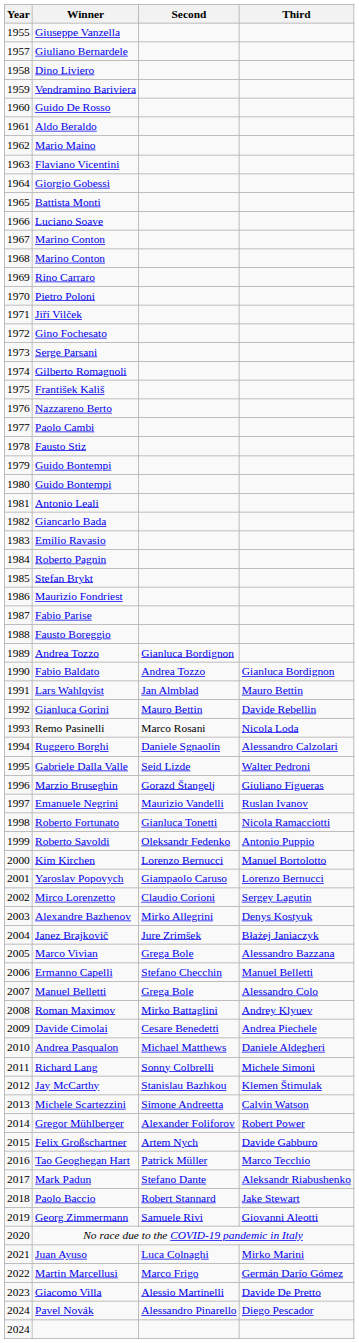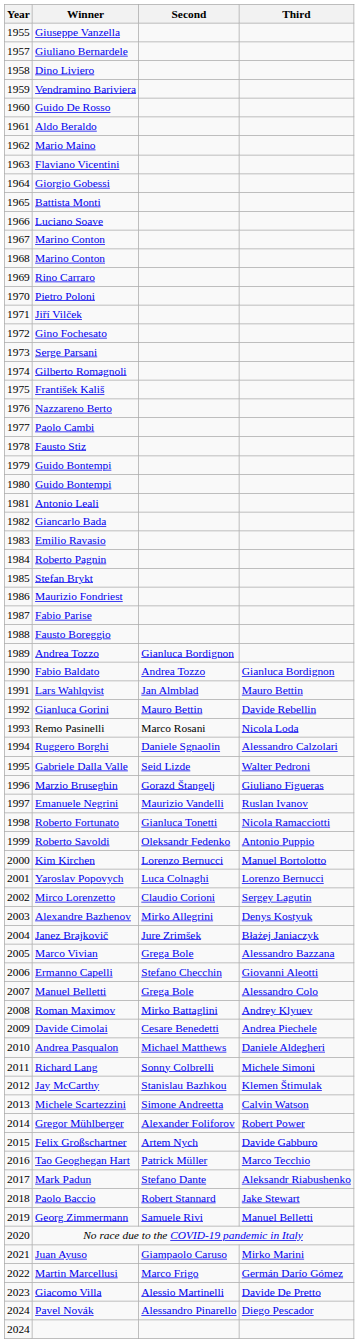(184, 878) Giampaolo Caruso -> (175, 878) Luca Colnaghi
(277, 972) Manuel Belletti -> (280, 972) Giovanni Aleotti
(280, 1217) Giovanni Aleotti -> (277, 1217) Manuel Belletti
(175, 1254) Luca Colnaghi -> (184, 1254) Giampaolo Caruso
